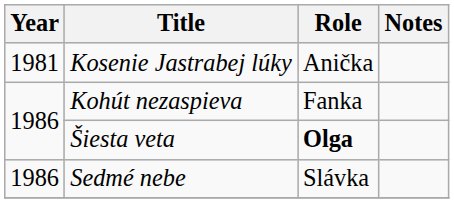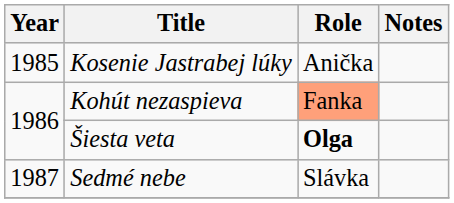(35, 62) 1981 -> (35, 62) 1985
(333, 100) no background -> (333, 100) lightsalmon background
(35, 178) 1986 -> (35, 178) 1987
